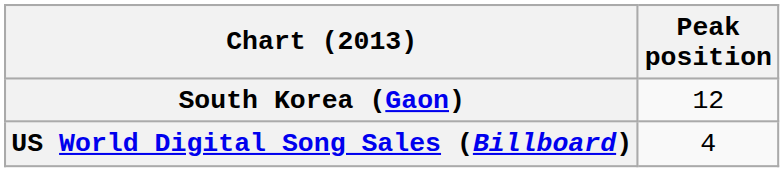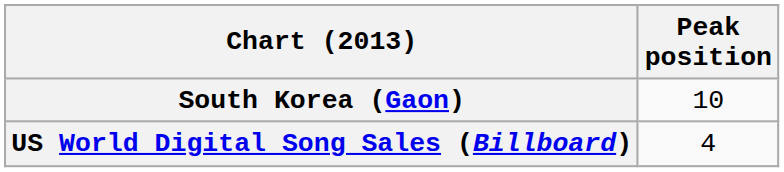(708, 100) 12 -> (708, 100) 10
